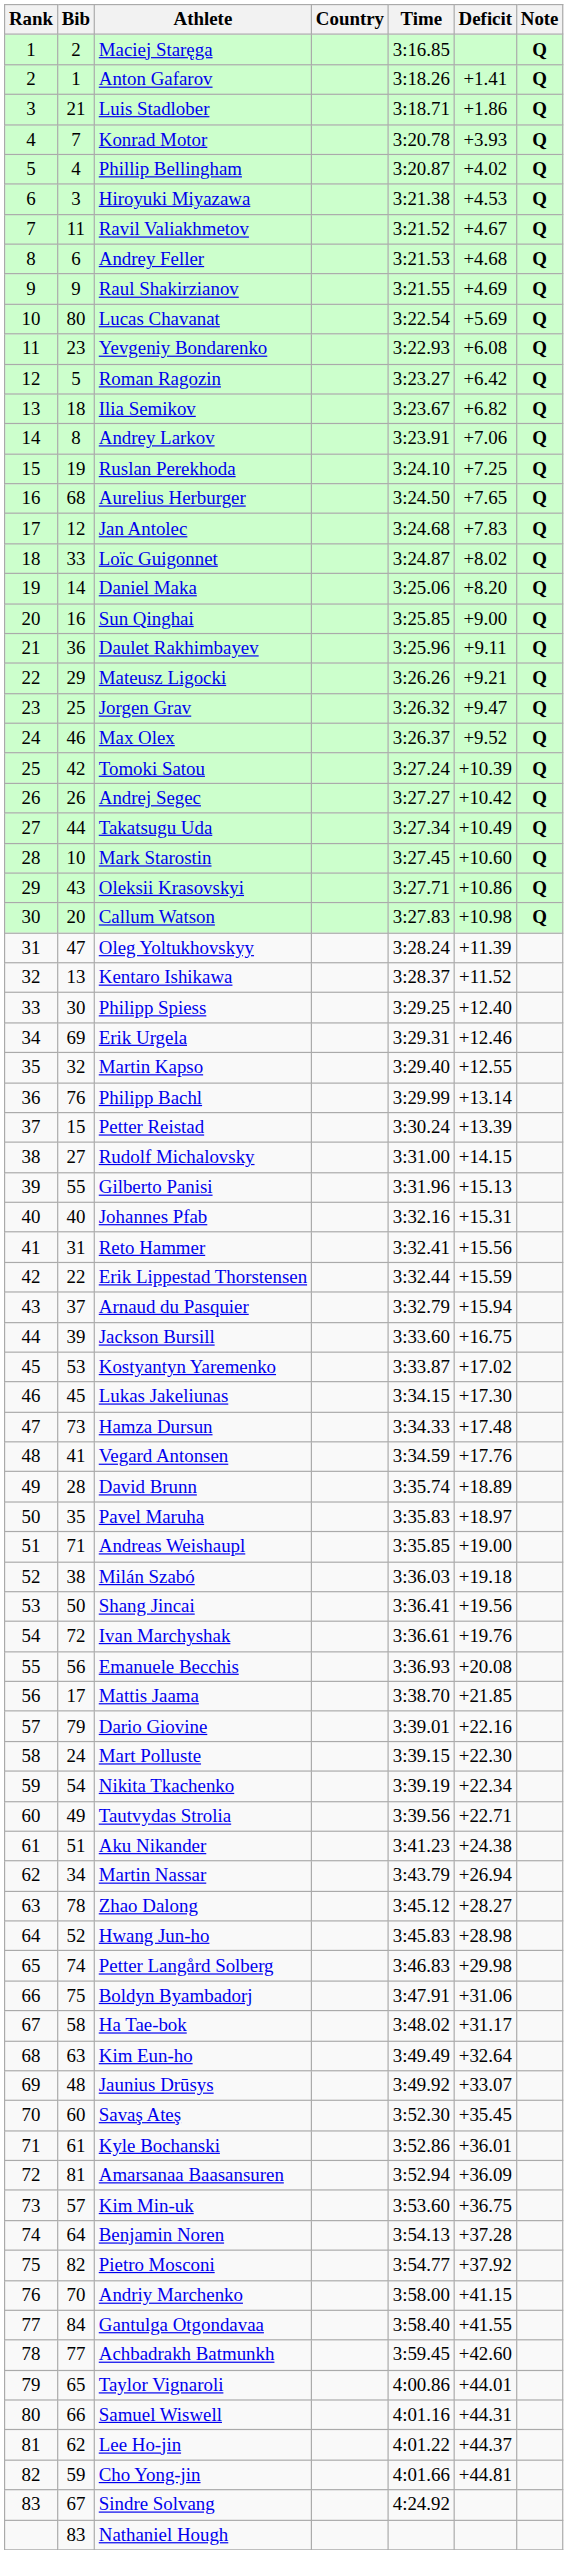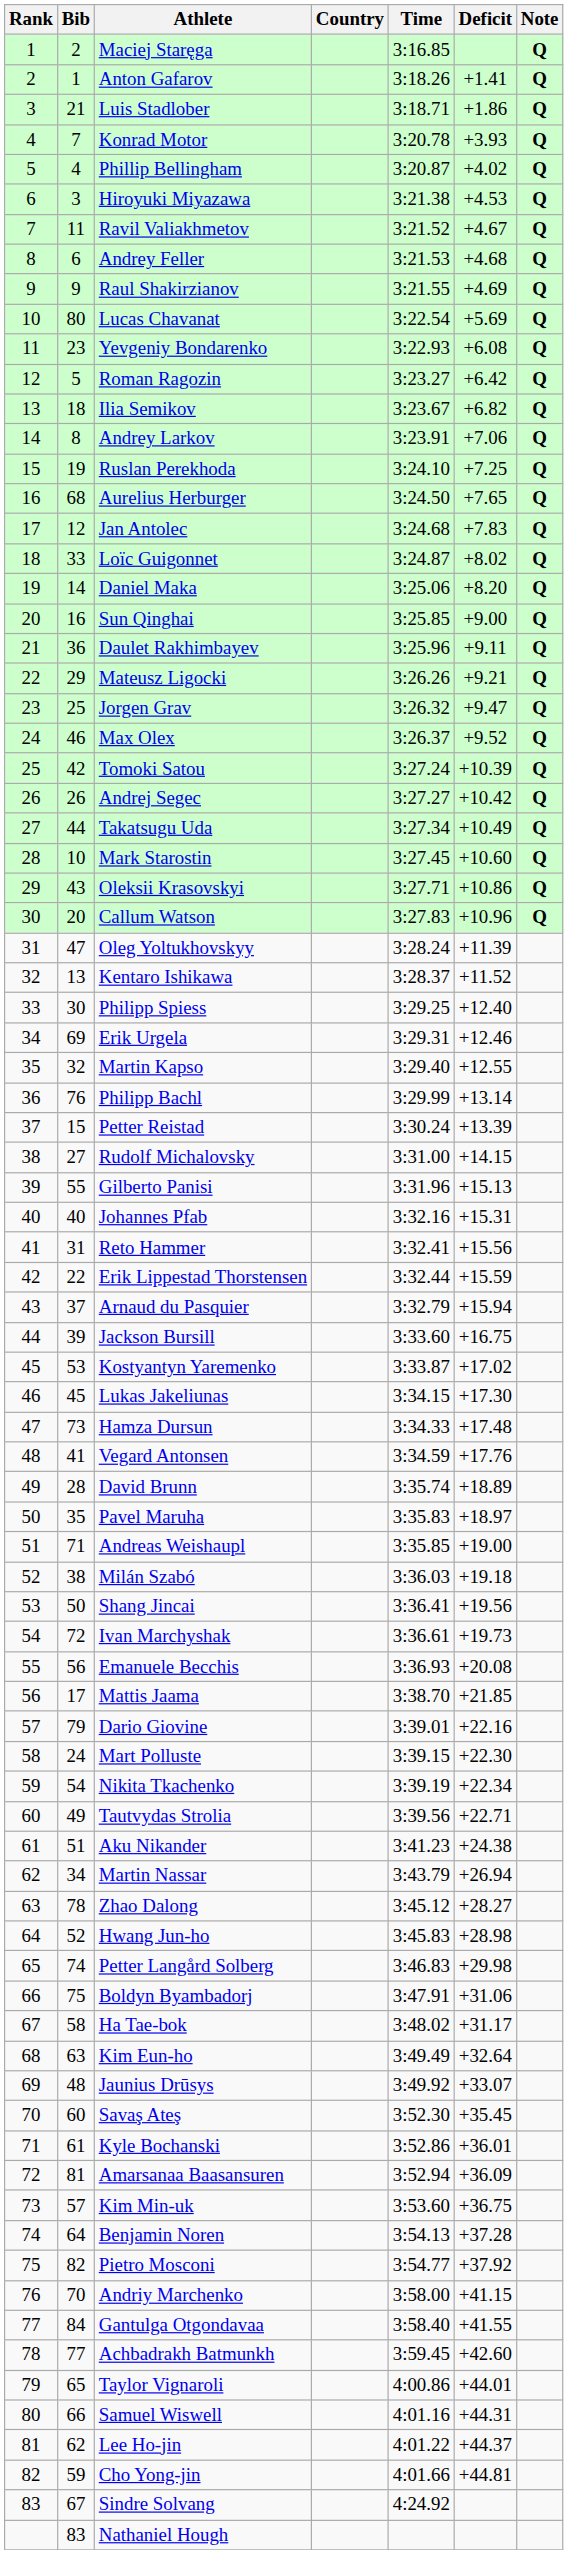(485, 917) +10.98 -> (485, 917) +10.96
(485, 1636) +19.76 -> (485, 1636) +19.73
